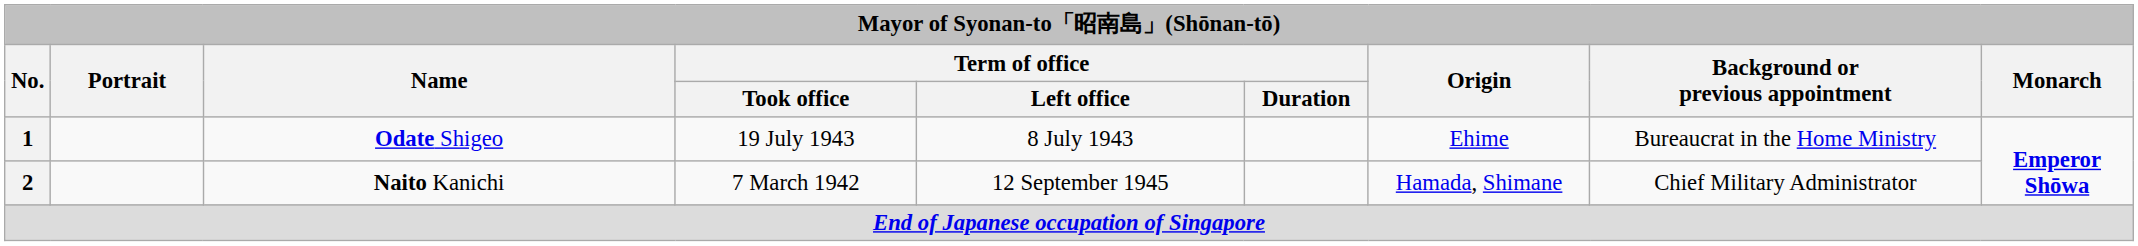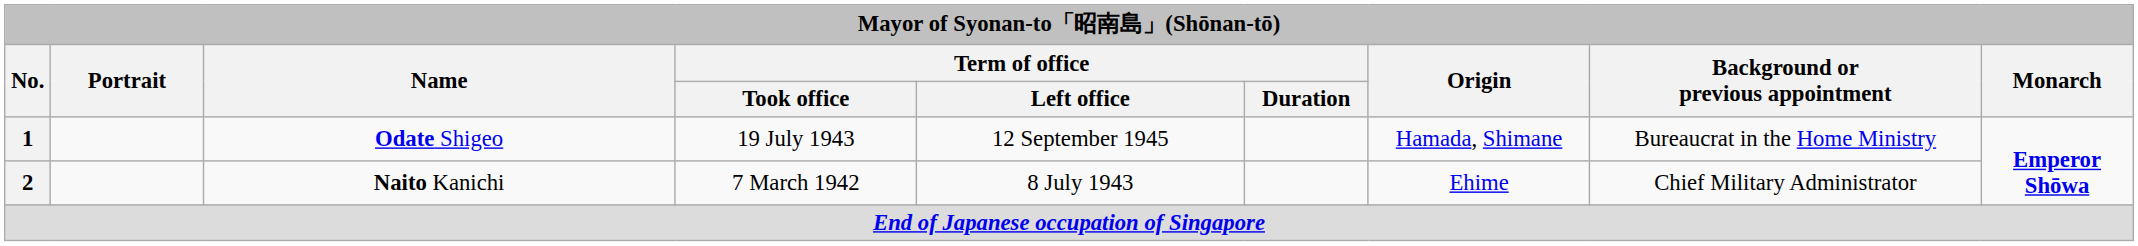(1080, 138) 8 July 1943 -> (1080, 138) 12 September 1945
(1479, 138) Ehime -> (1479, 138) Hamada, Shimane
(1080, 182) 12 September 1945 -> (1080, 182) 8 July 1943
(1479, 182) Hamada, Shimane -> (1479, 182) Ehime
